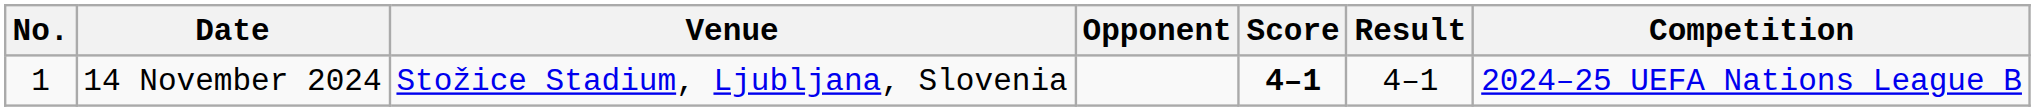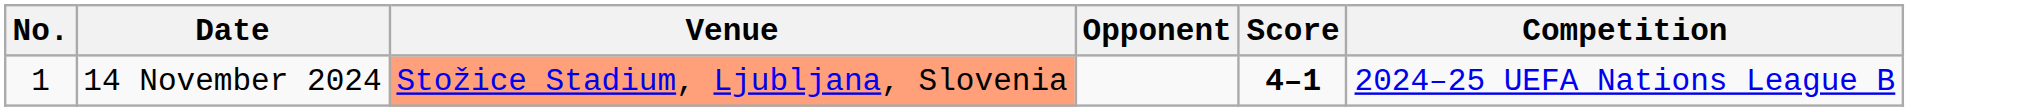- column: (1410, 31)
(732, 81) no background -> (732, 81) lightsalmon background
